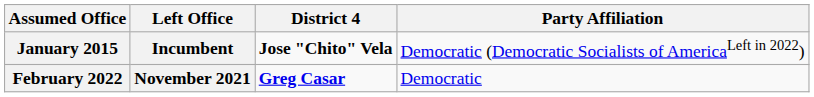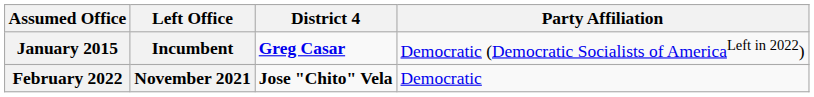(326, 48) Jose "Chito" Vela -> (302, 48) Greg Casar
(302, 78) Greg Casar -> (326, 78) Jose "Chito" Vela
